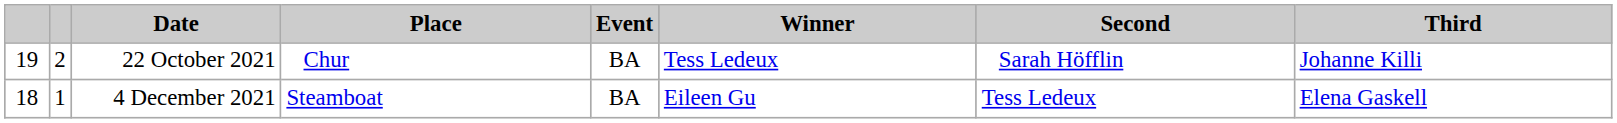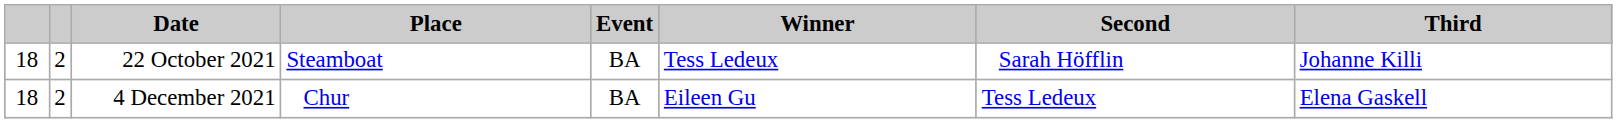(27, 60) 19 -> (27, 60) 18
(318, 60) Chur -> (335, 60) Steamboat
(60, 97) 1 -> (60, 97) 2
(335, 97) Steamboat -> (318, 97) Chur
